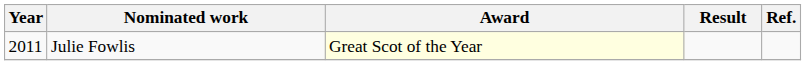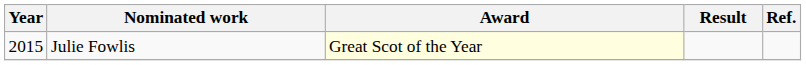(25, 45) 2011 -> (26, 45) 2015
